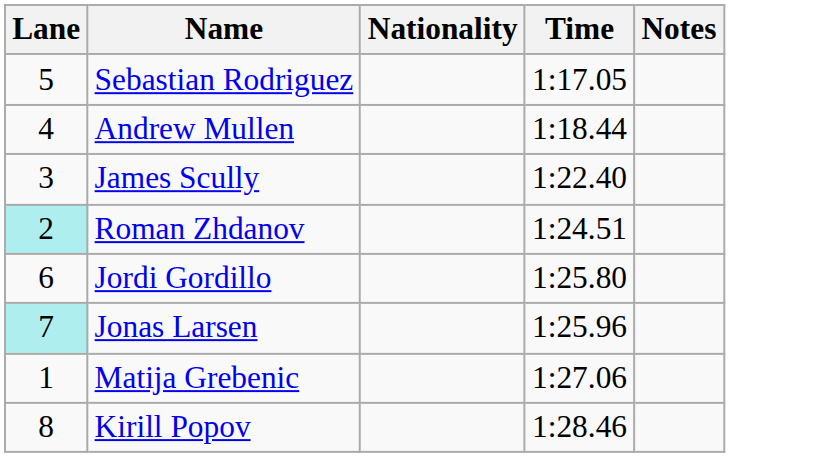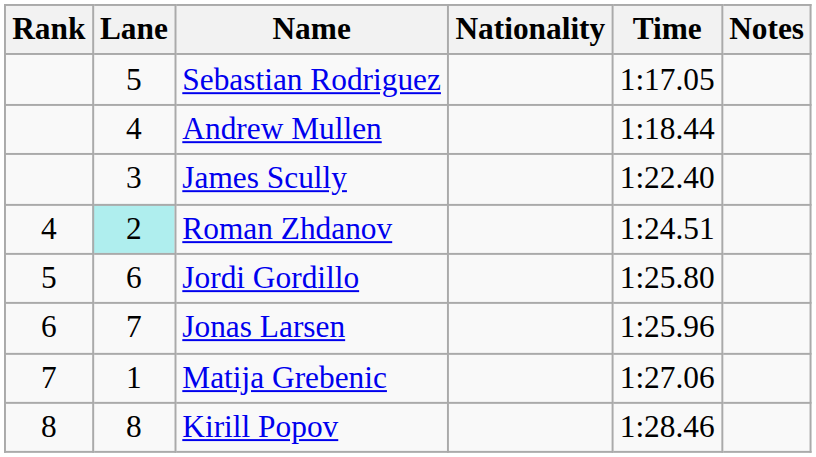+ column: (49, 29)
(46, 327) paleturquoise background -> (134, 327) no background
